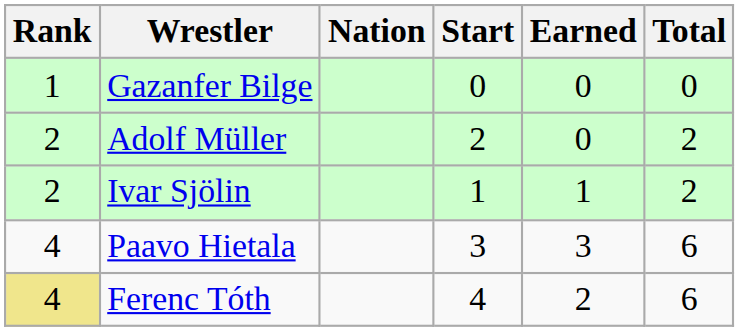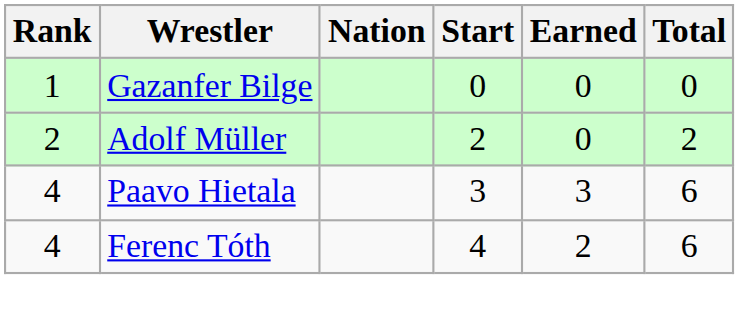- row: (179, 191)
(52, 298) khaki background -> (52, 245) no background
